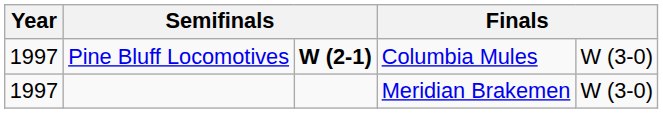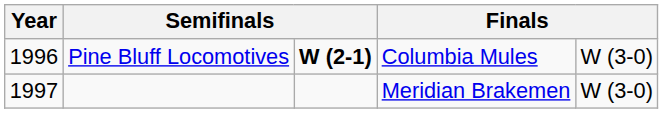(34, 56) 1997 -> (34, 56) 1996
